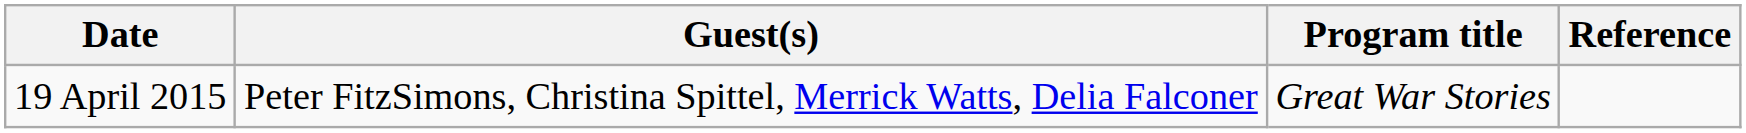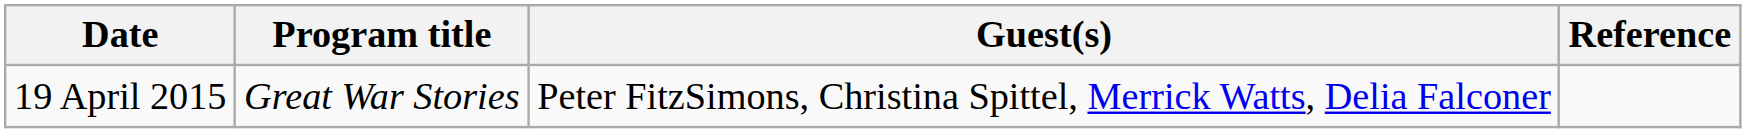columns swapped: (1413, 34) <-> (751, 34)
